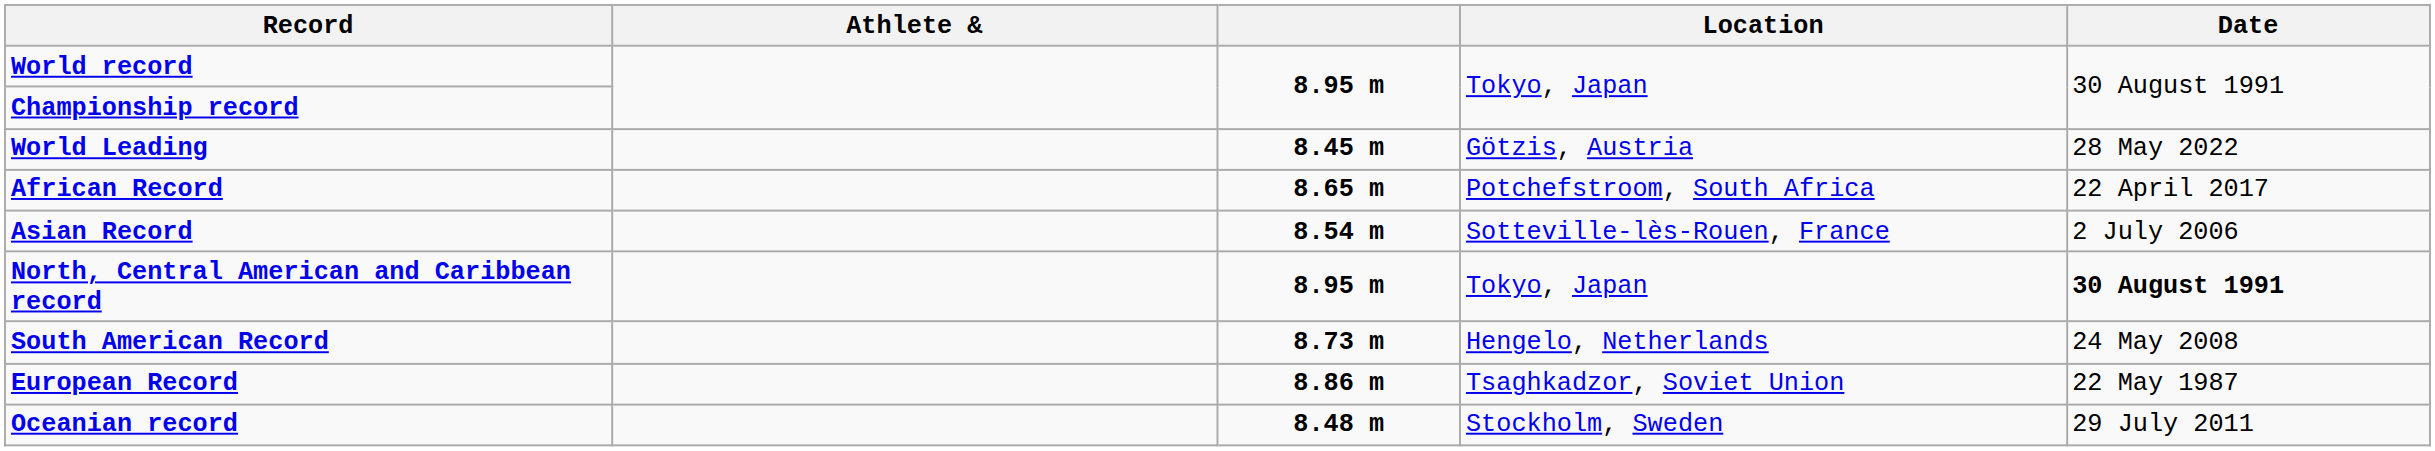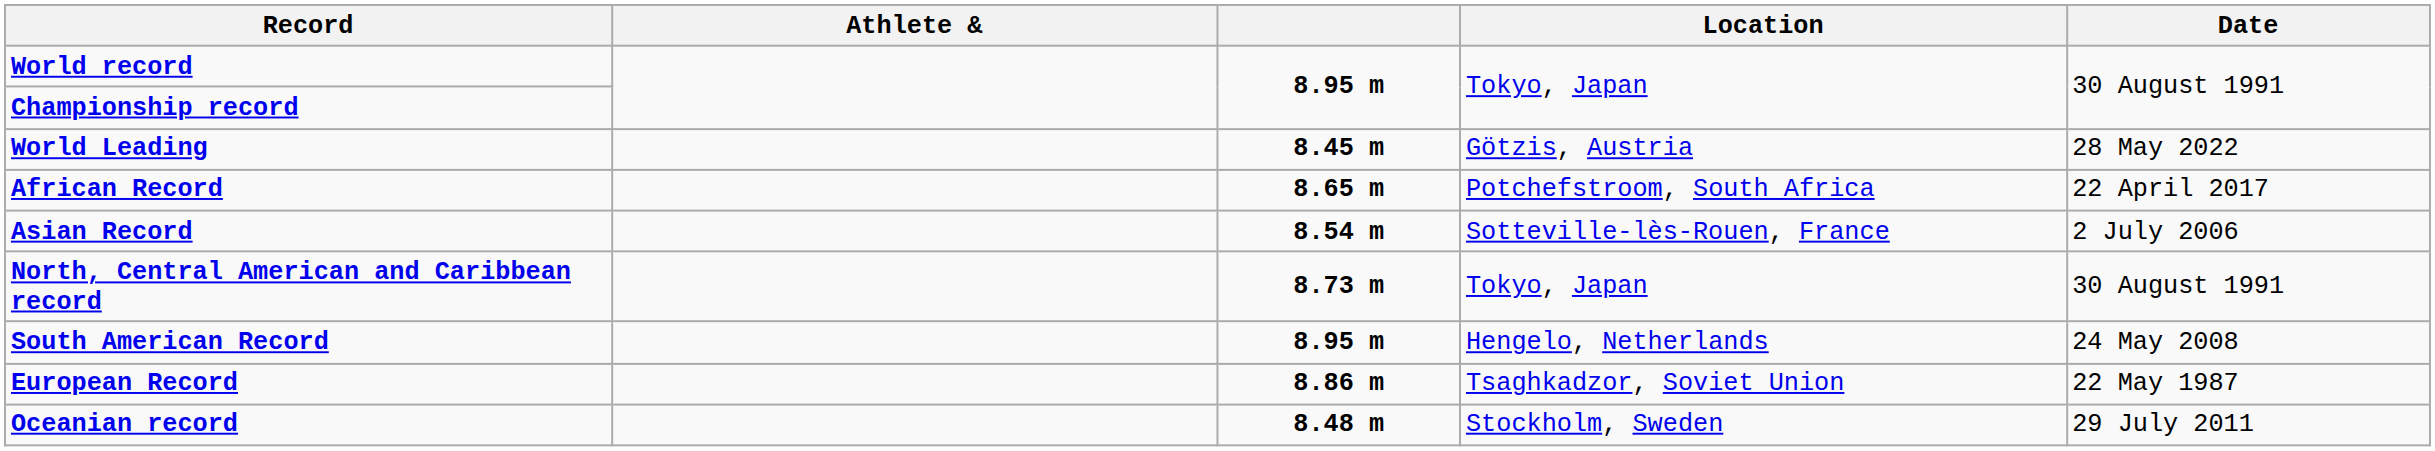(1339, 287) 8.95 m -> (1339, 287) 8.73 m
(2178, 287) bold -> (2178, 287) normal
(1339, 342) 8.73 m -> (1339, 342) 8.95 m
